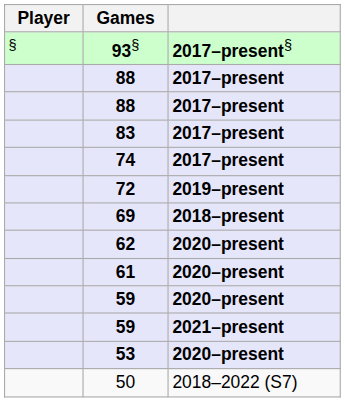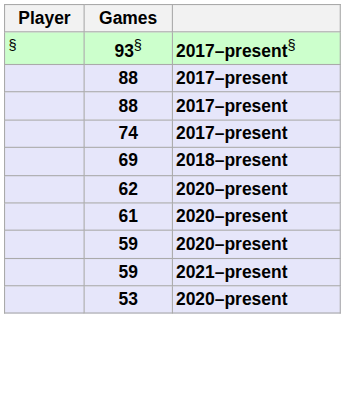- row: (126, 133)
- row: (126, 188)
- row: (126, 382)
